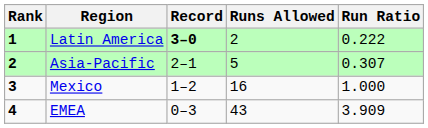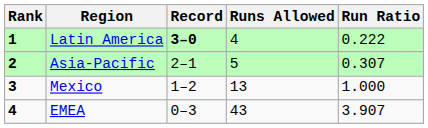(234, 40) 2 -> (234, 40) 4
(239, 88) 16 -> (239, 88) 13
(363, 111) 3.909 -> (363, 111) 3.907
